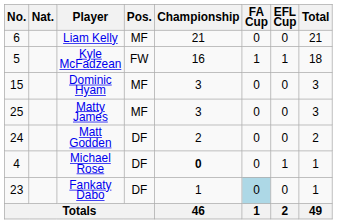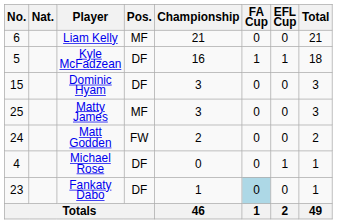(139, 59) FW -> (139, 59) DF
(139, 85) MF -> (139, 85) DF
(139, 138) DF -> (139, 138) FW
(198, 164) bold -> (198, 164) normal
